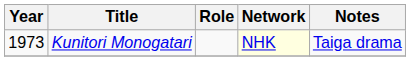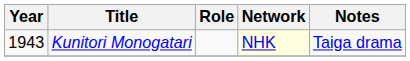(26, 42) 1973 -> (26, 42) 1943
